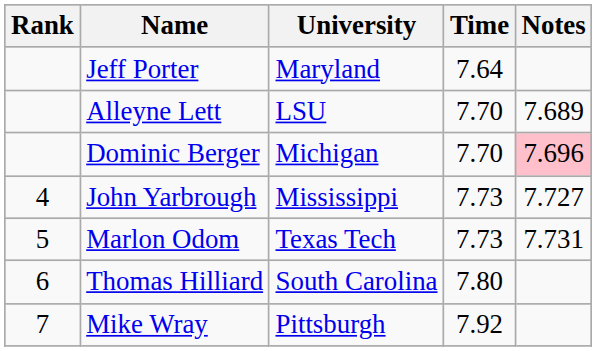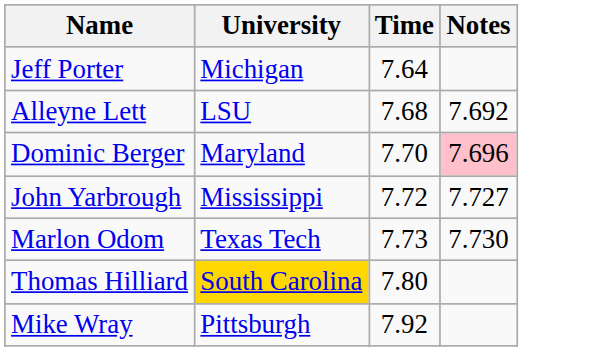- column: (42, 25)
(328, 68) Maryland -> (252, 68) Michigan
(480, 111) 7.70 -> (404, 111) 7.68
(554, 111) 7.689 -> (478, 111) 7.692
(327, 153) Michigan -> (253, 153) Maryland
(480, 196) 7.73 -> (404, 196) 7.72
(554, 238) 7.731 -> (478, 238) 7.730
(357, 281) no background -> (281, 281) gold background
